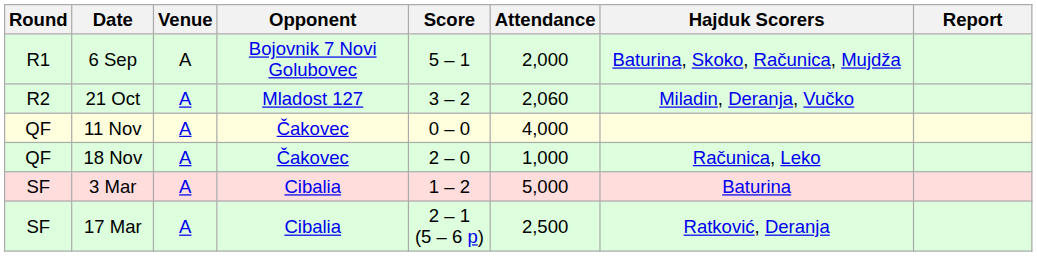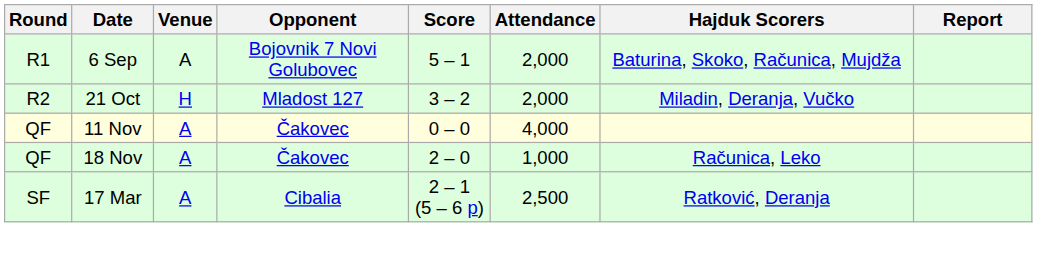(185, 99) A -> (185, 99) H
(545, 99) 2,060 -> (545, 99) 2,000
- row: (113, 187)
